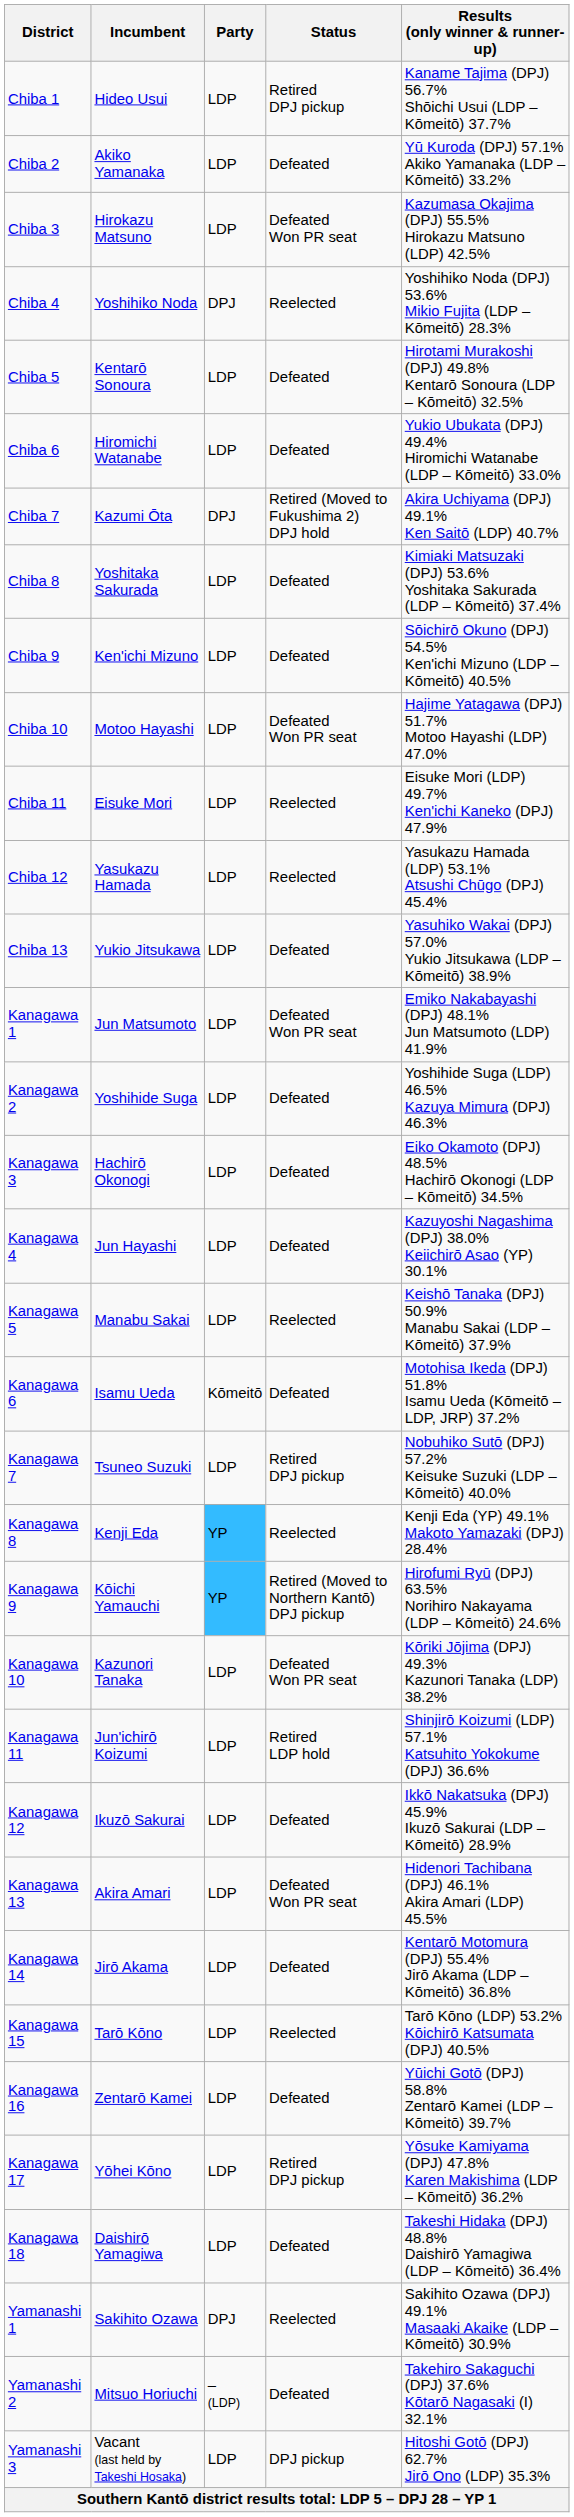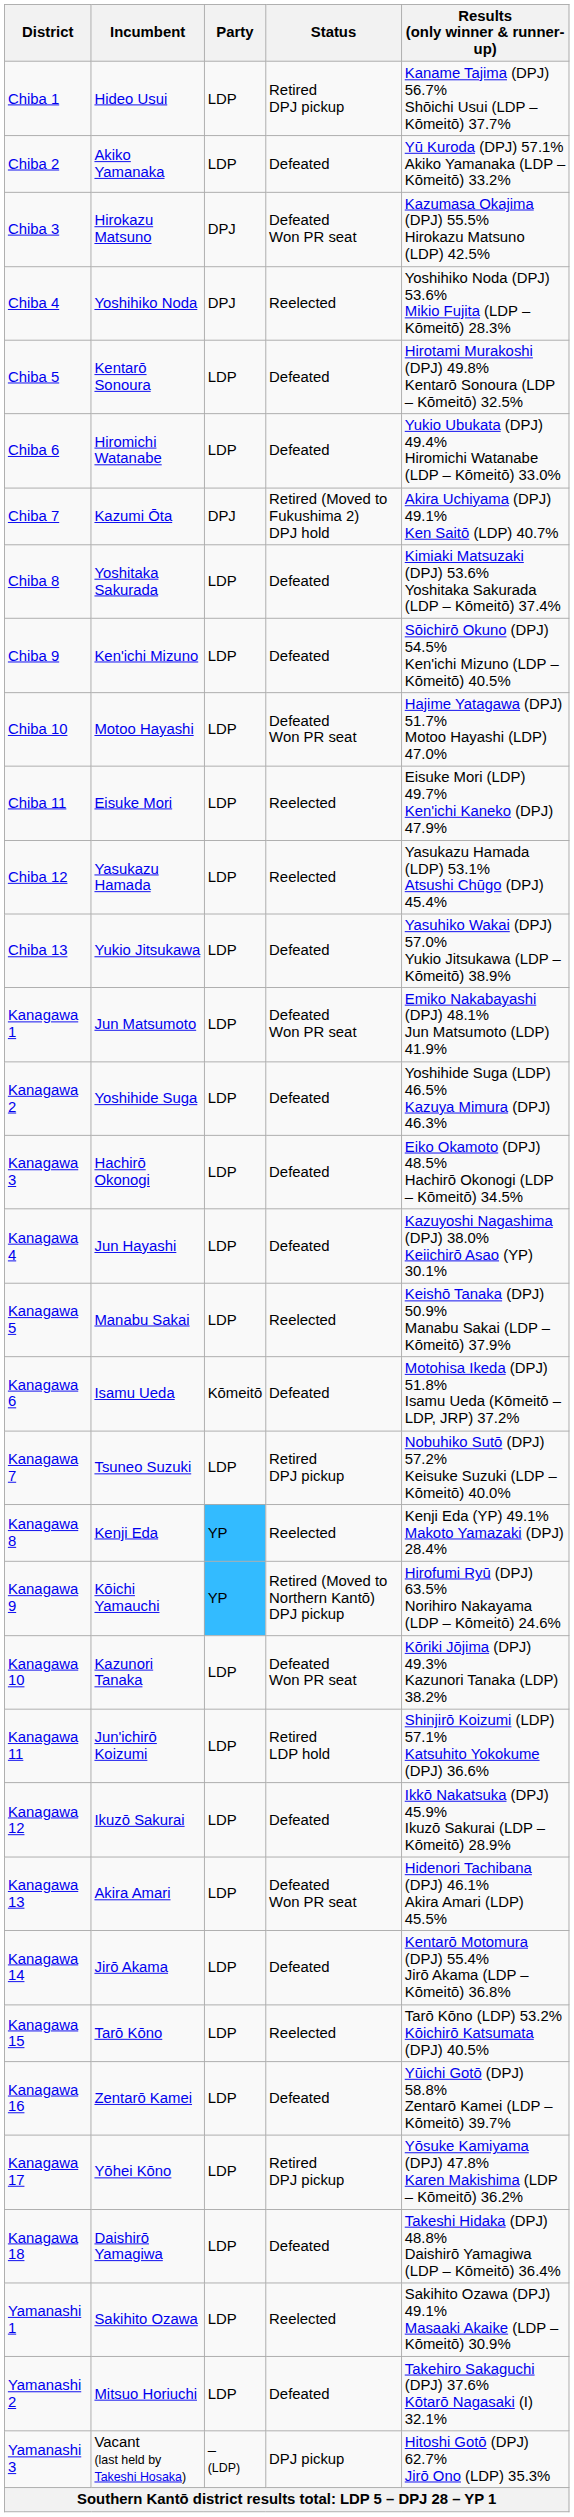(222, 229) LDP -> (222, 229) DPJ
(222, 2319) DPJ -> (222, 2319) LDP
(224, 2393) – (LDP) -> (222, 2393) LDP
(222, 2459) LDP -> (224, 2459) – (LDP)
